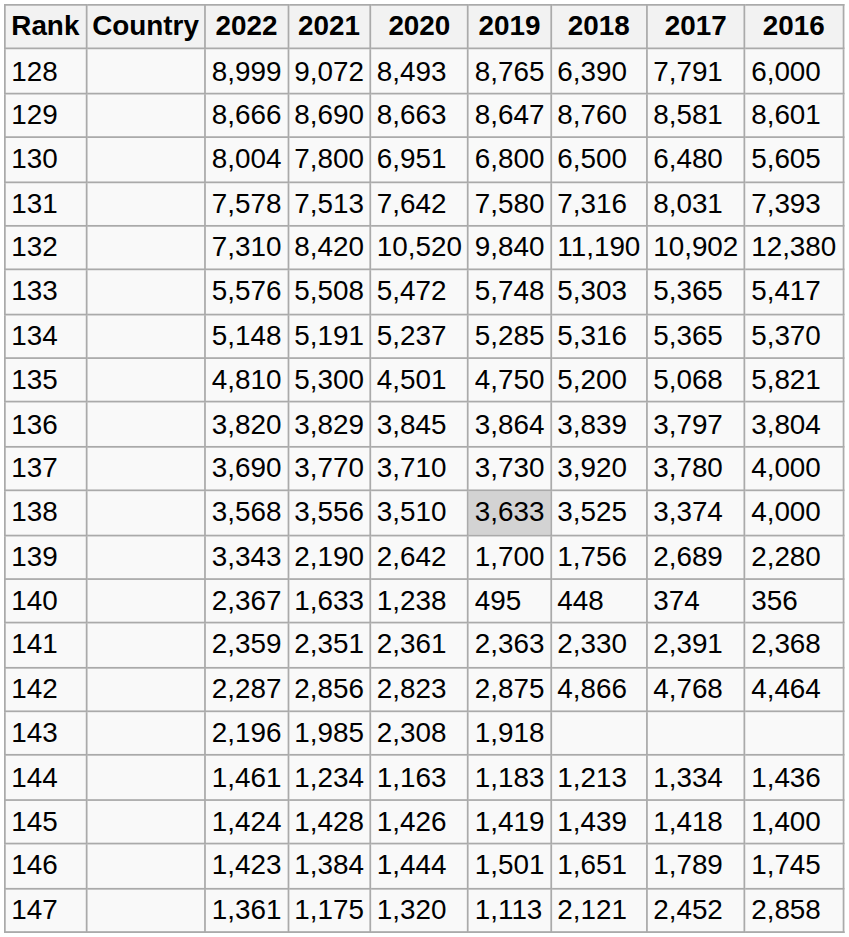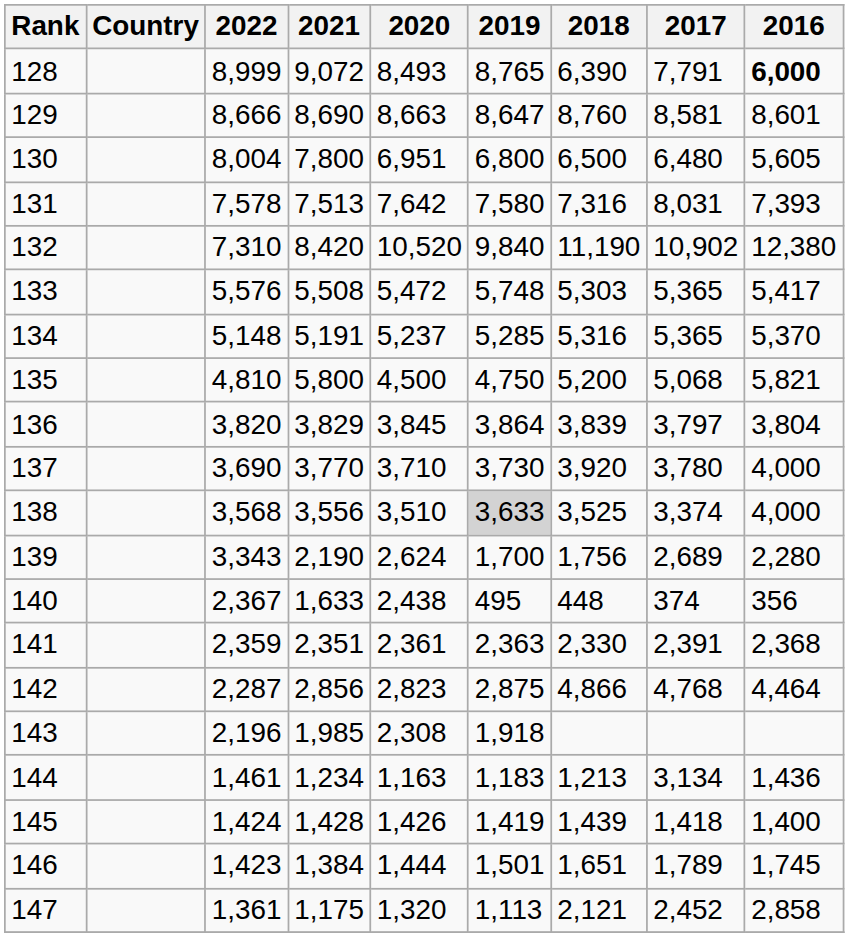(786, 70) normal -> (786, 70) bold
(329, 379) 5,300 -> (329, 379) 5,800
(412, 379) 4,501 -> (412, 379) 4,500
(412, 556) 2,642 -> (412, 556) 2,624
(412, 600) 1,238 -> (412, 600) 2,438
(688, 777) 1,334 -> (688, 777) 3,134
